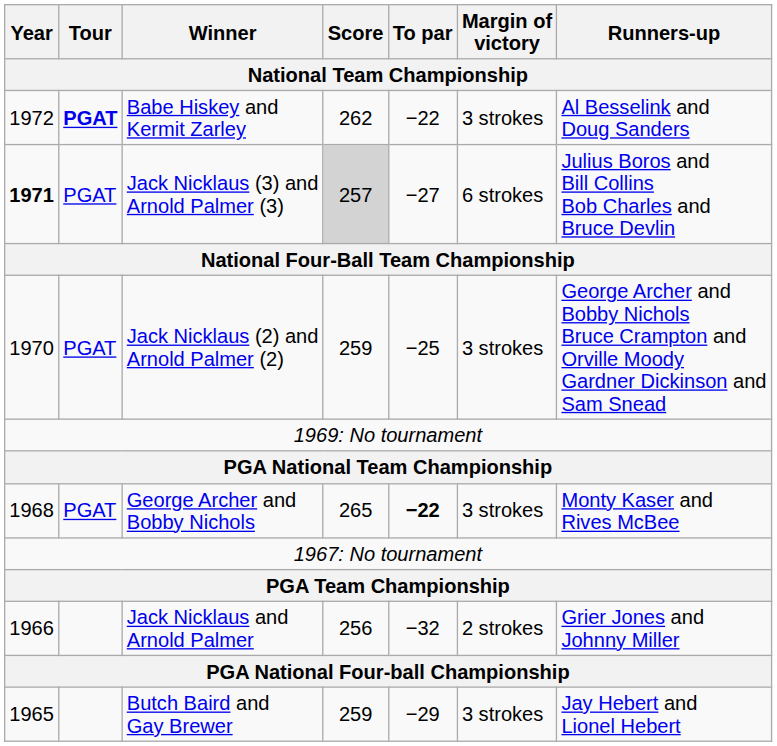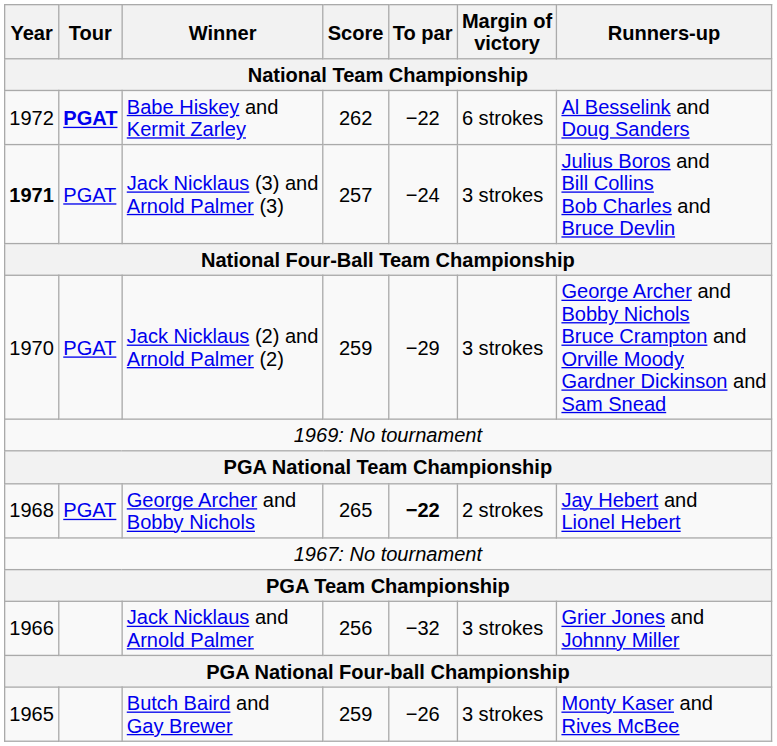(503, 118) 3 strokes -> (503, 118) 6 strokes
(356, 195) lightgrey background -> (356, 195) no background
(423, 195) −27 -> (423, 195) −24
(503, 195) 6 strokes -> (503, 195) 3 strokes
(423, 348) −25 -> (423, 348) −29
(503, 510) 3 strokes -> (503, 510) 2 strokes
(637, 510) Monty Kaser and Rives McBee -> (629, 510) Jay Hebert and Lionel Hebert
(503, 628) 2 strokes -> (503, 628) 3 strokes
(423, 714) −29 -> (423, 714) −26
(629, 714) Jay Hebert and Lionel Hebert -> (637, 714) Monty Kaser and Rives McBee
